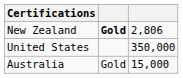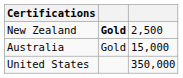(147, 30) 2,806 -> (147, 30) 2,500
rows swapped: (35, 64) <-> (48, 47)
